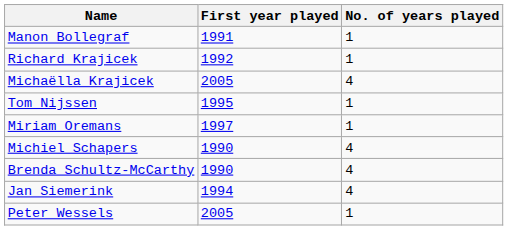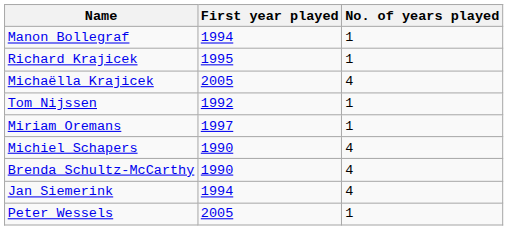(217, 38) 1991 -> (217, 38) 1994
(217, 60) 1992 -> (217, 60) 1995
(217, 104) 1995 -> (217, 104) 1992
